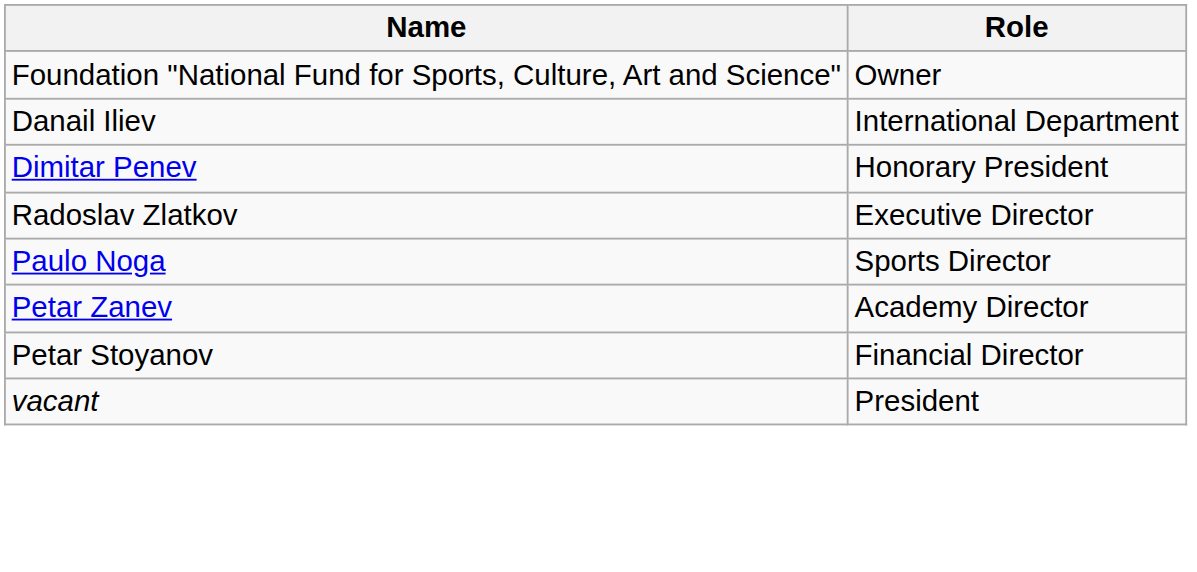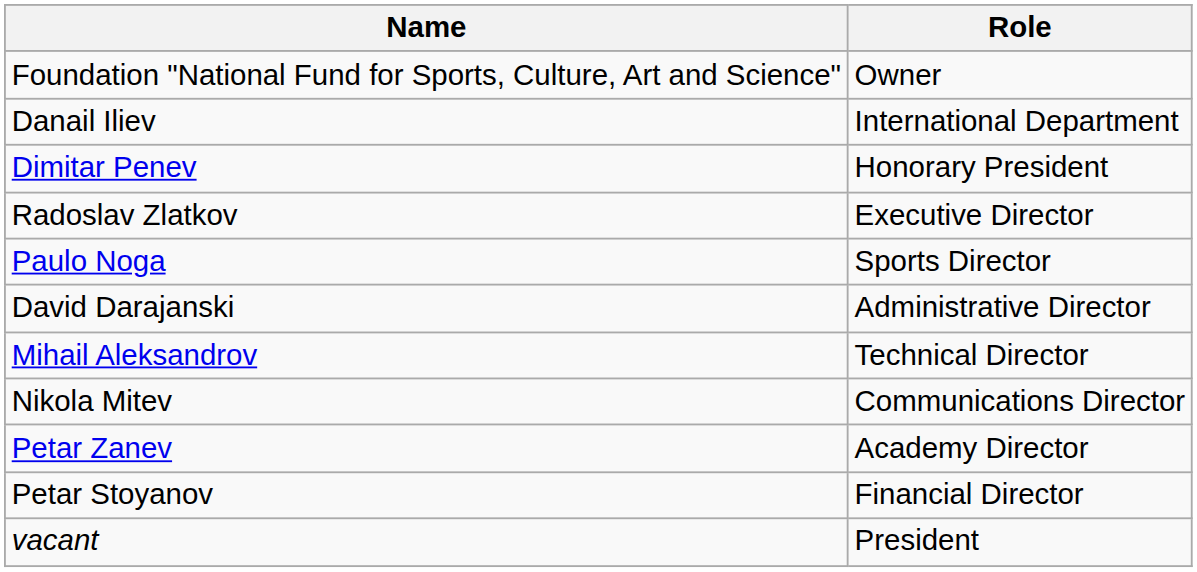+ row: (123, 307)
+ row: (134, 354)
+ row: (92, 401)
